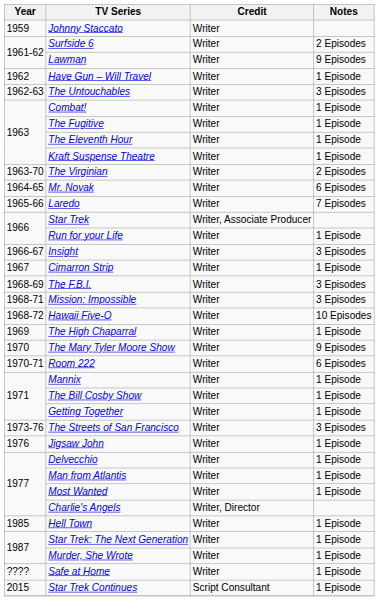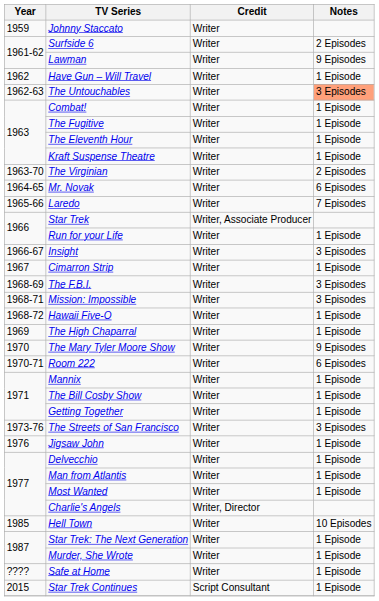(341, 92) no background -> (341, 92) lightsalmon background
(344, 316) 10 Episodes -> (338, 316) 1 Episode
(338, 524) 1 Episode -> (344, 524) 10 Episodes
